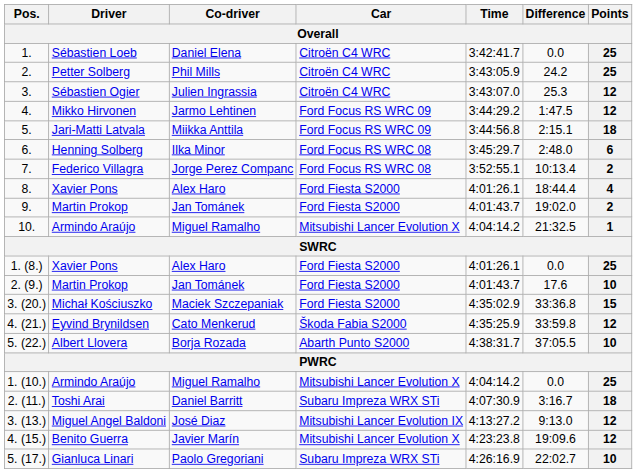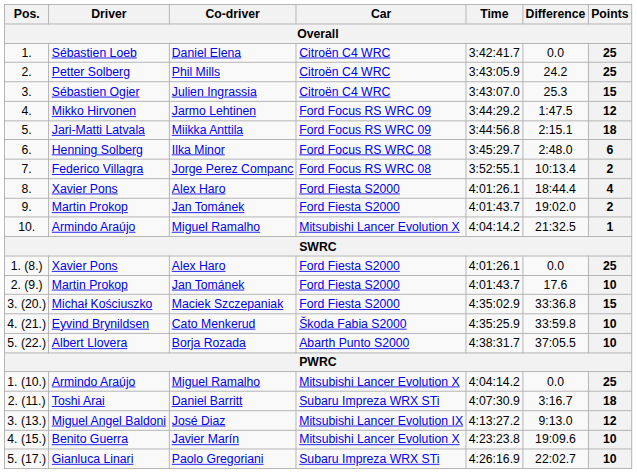(610, 92) 12 -> (610, 92) 15
(610, 324) 12 -> (610, 324) 10
(610, 440) 12 -> (610, 440) 10
